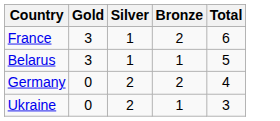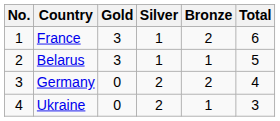+ column: (19, 15)
